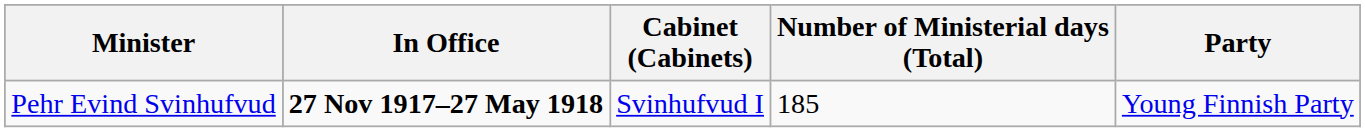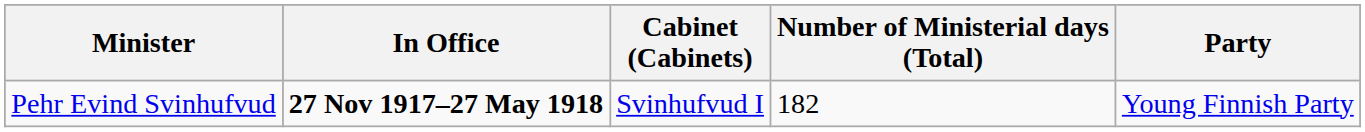(798, 103) 185 -> (798, 103) 182
